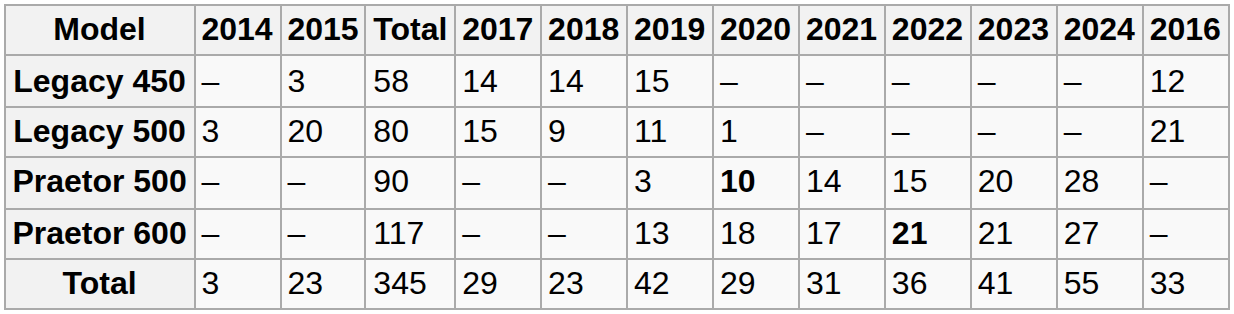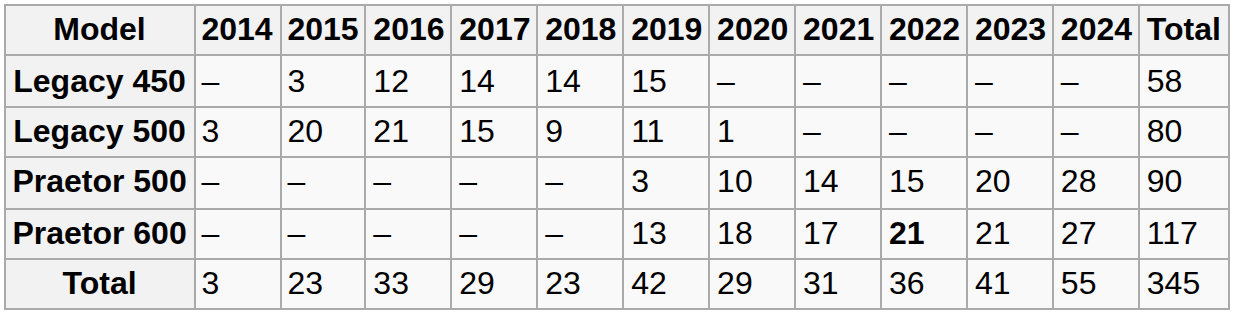columns swapped: (1185, 29) <-> (410, 29)
(738, 182) bold -> (735, 182) normal
